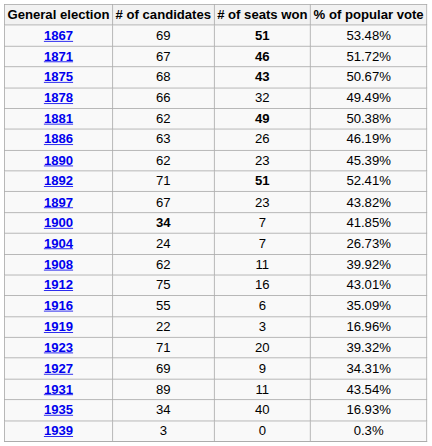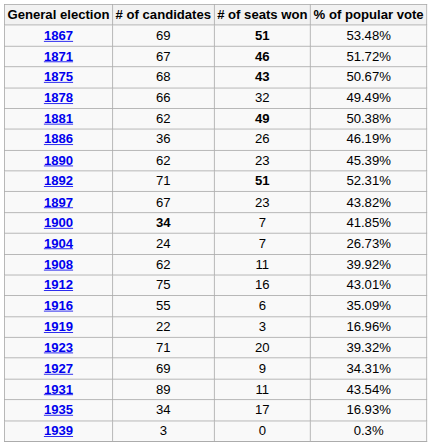(163, 139) 63 -> (163, 139) 36
(369, 181) 52.41% -> (369, 181) 52.31%
(262, 410) 40 -> (262, 410) 17
